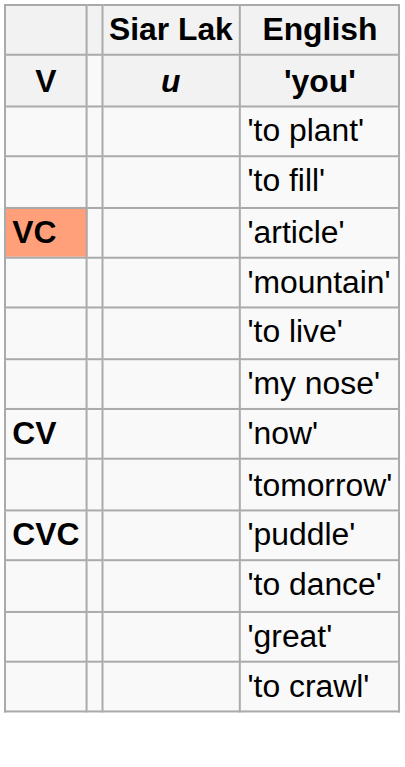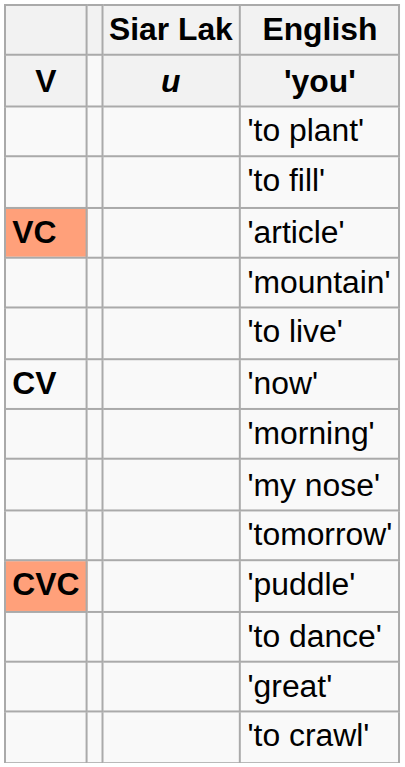rows swapped: (283, 433) <-> (314, 383)
+ row: (311, 433)
(46, 534) no background -> (46, 585) lightsalmon background
